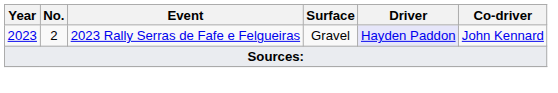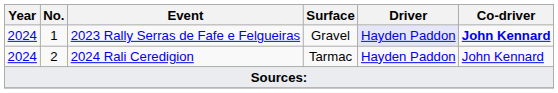(22, 35) 2023 -> (22, 35) 2024
(54, 35) 2 -> (54, 35) 1
(503, 35) normal -> (506, 35) bold
+ row: (132, 56)
